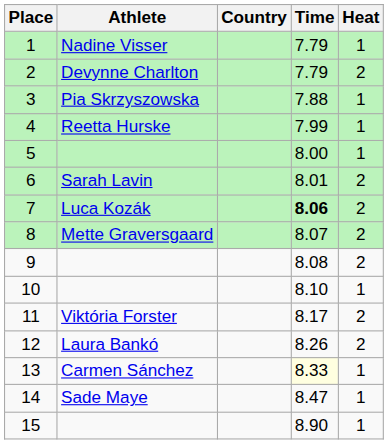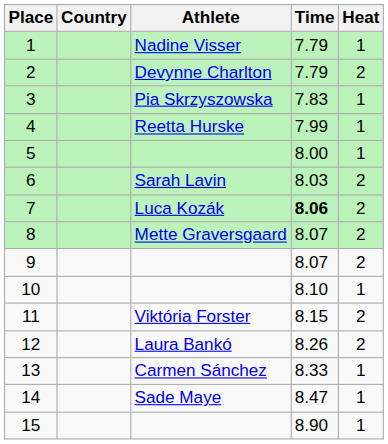columns swapped: (137, 18) <-> (254, 18)
(311, 99) 7.88 -> (311, 99) 7.83
(311, 180) 8.01 -> (311, 180) 8.03
(311, 262) 8.08 -> (311, 262) 8.07
(311, 316) 8.17 -> (311, 316) 8.15
(311, 371) lightyellow background -> (311, 371) no background
